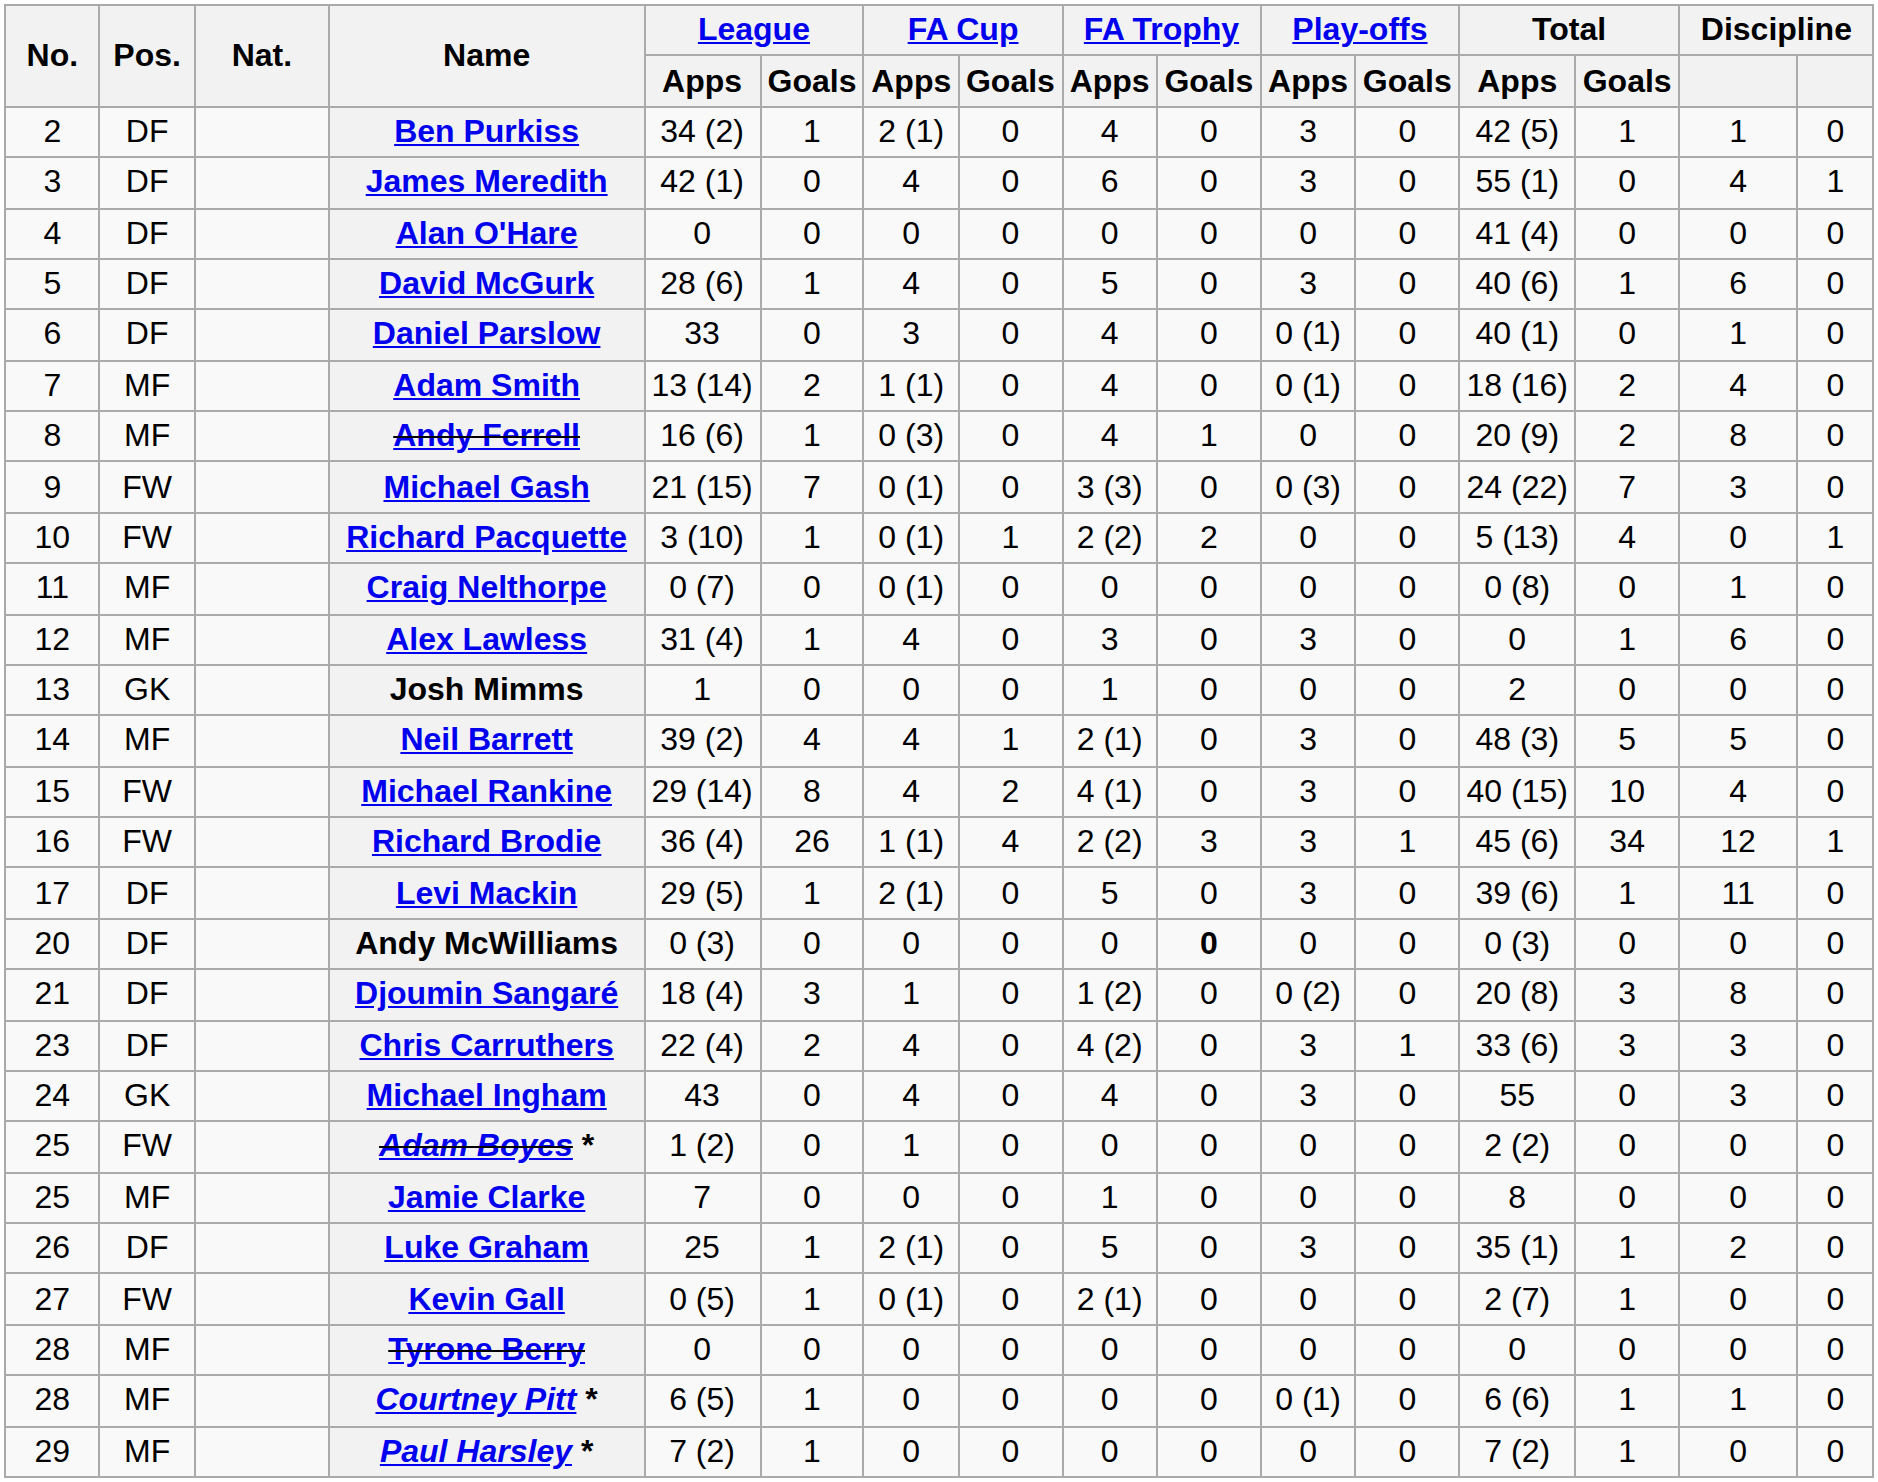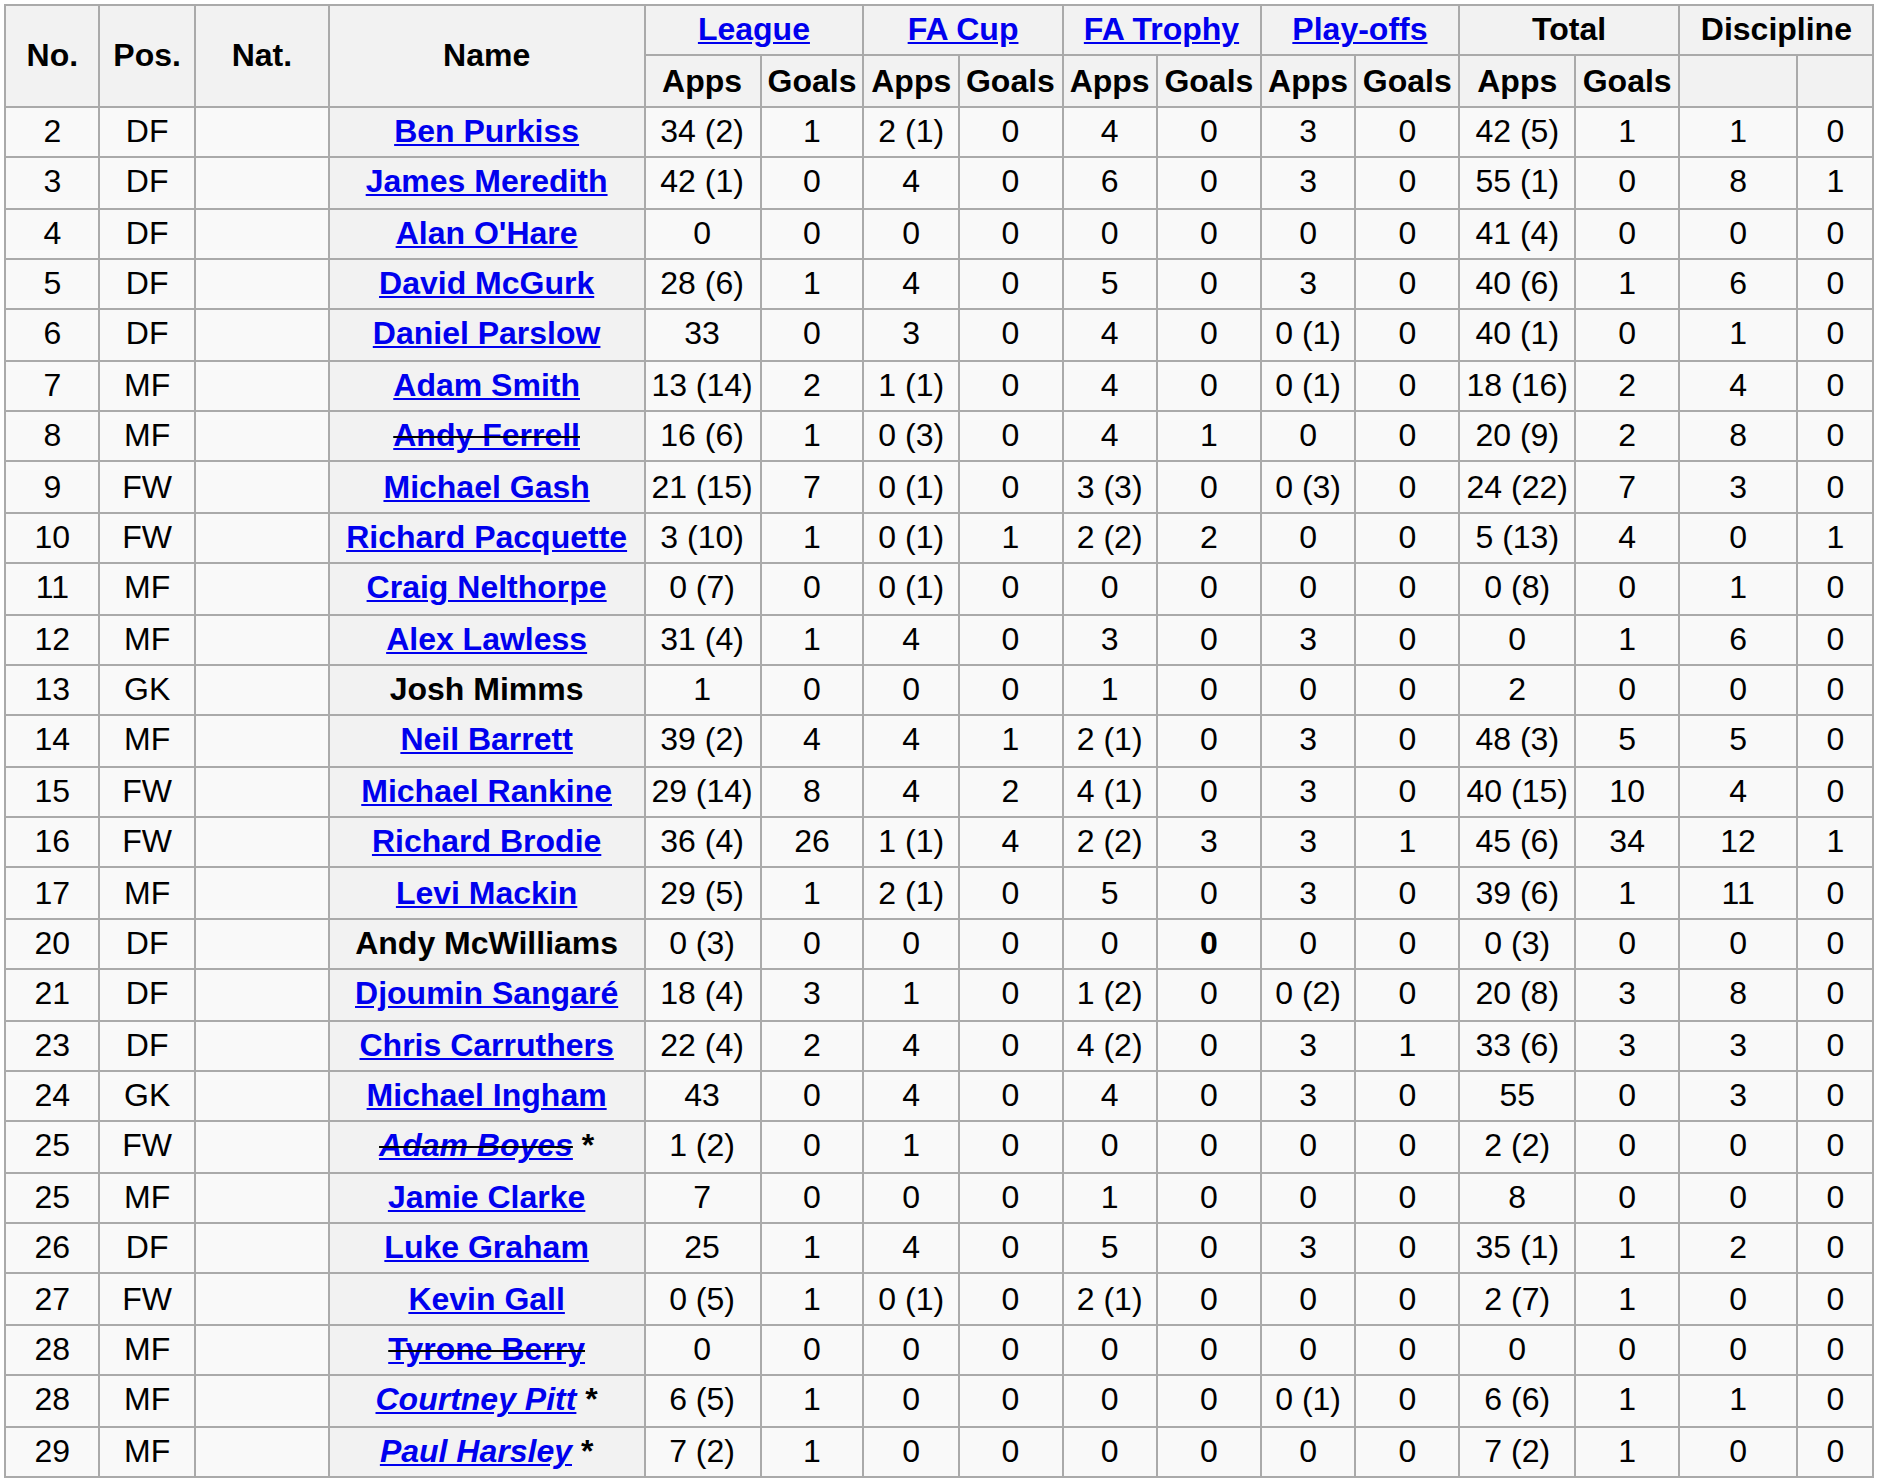(1738, 182) 4 -> (1738, 182) 8
(147, 892) DF -> (147, 892) MF
(911, 1247) 2 (1) -> (911, 1247) 4
